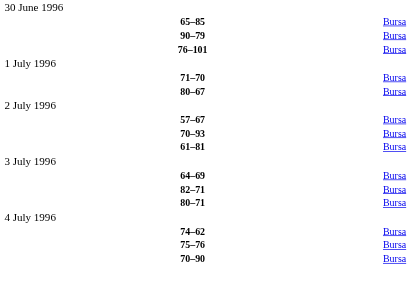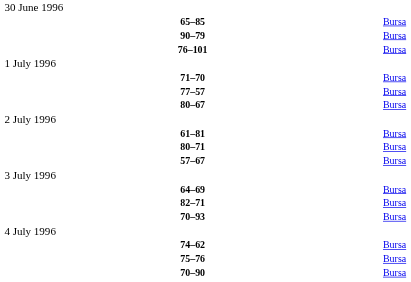+ row: (79, 91)
rows swapped: (79, 120) <-> (79, 147)
rows swapped: (79, 134) <-> (79, 203)
